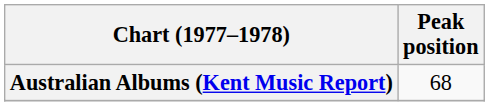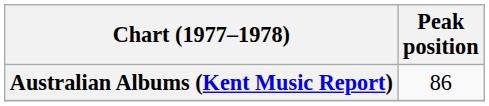(441, 82) 68 -> (441, 82) 86
